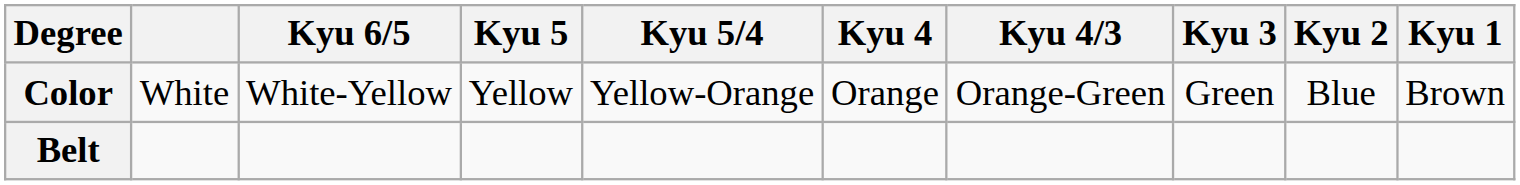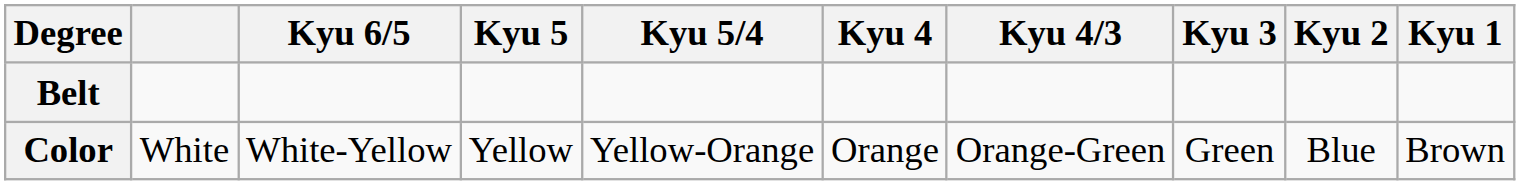rows swapped: (68, 91) <-> (68, 149)
